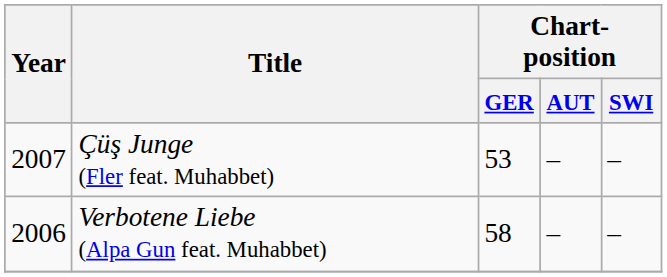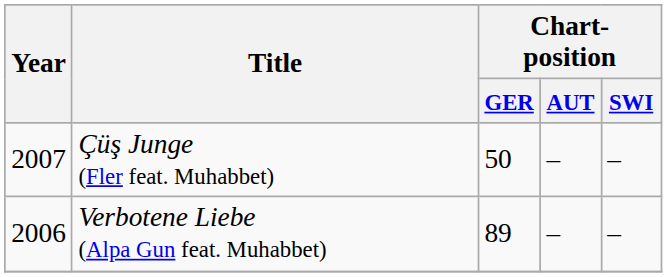(498, 159) 53 -> (498, 159) 50
(498, 233) 58 -> (498, 233) 89
